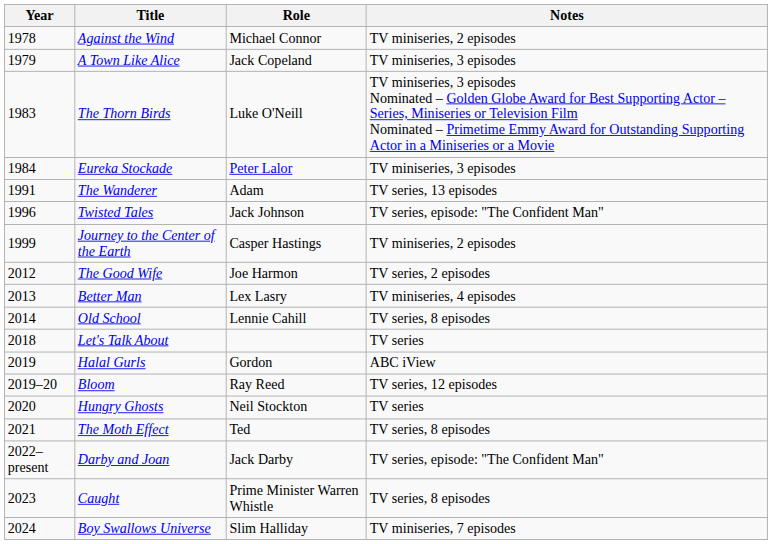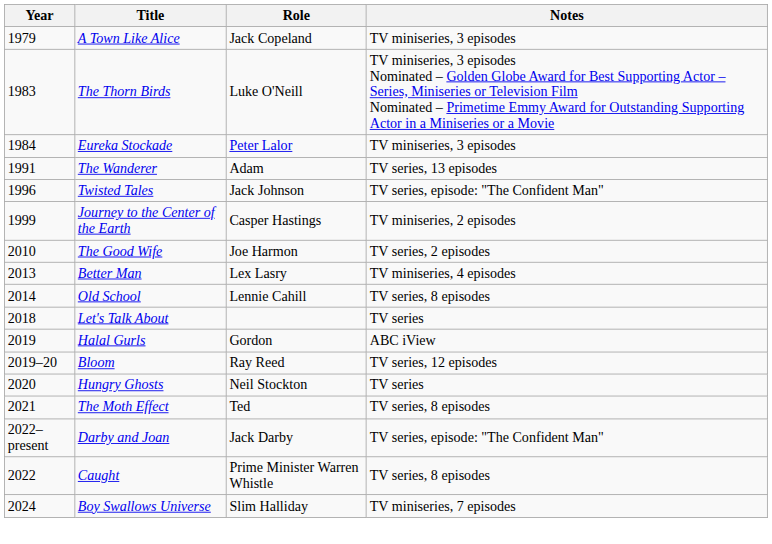- row: (126, 37)
(22, 273) 2012 -> (22, 251) 2010
(22, 498) 2023 -> (22, 475) 2022
